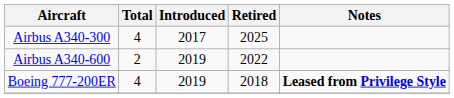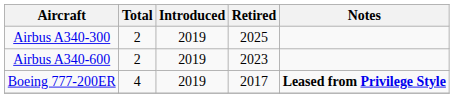(137, 37) 4 -> (137, 37) 2
(192, 37) 2017 -> (192, 37) 2019
(254, 59) 2022 -> (254, 59) 2023
(254, 81) 2018 -> (254, 81) 2017
